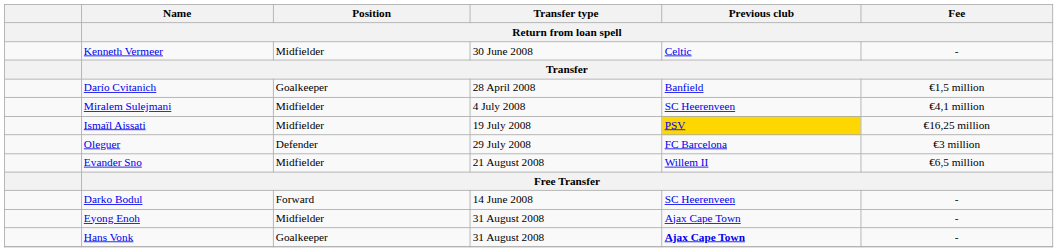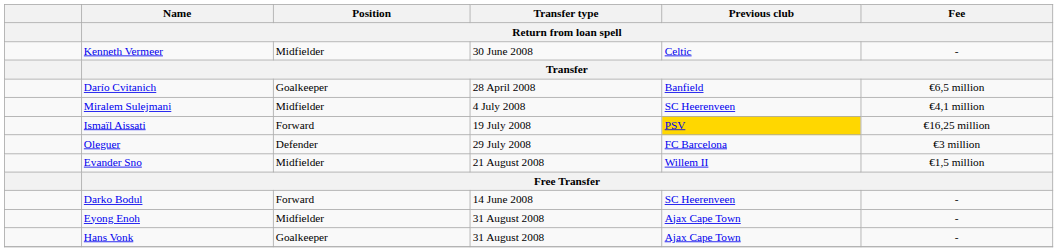(957, 87) €1,5 million -> (957, 87) €6,5 million
(300, 125) Midfielder -> (295, 125) Forward
(957, 162) €6,5 million -> (957, 162) €1,5 million
(705, 236) bold -> (703, 236) normal
